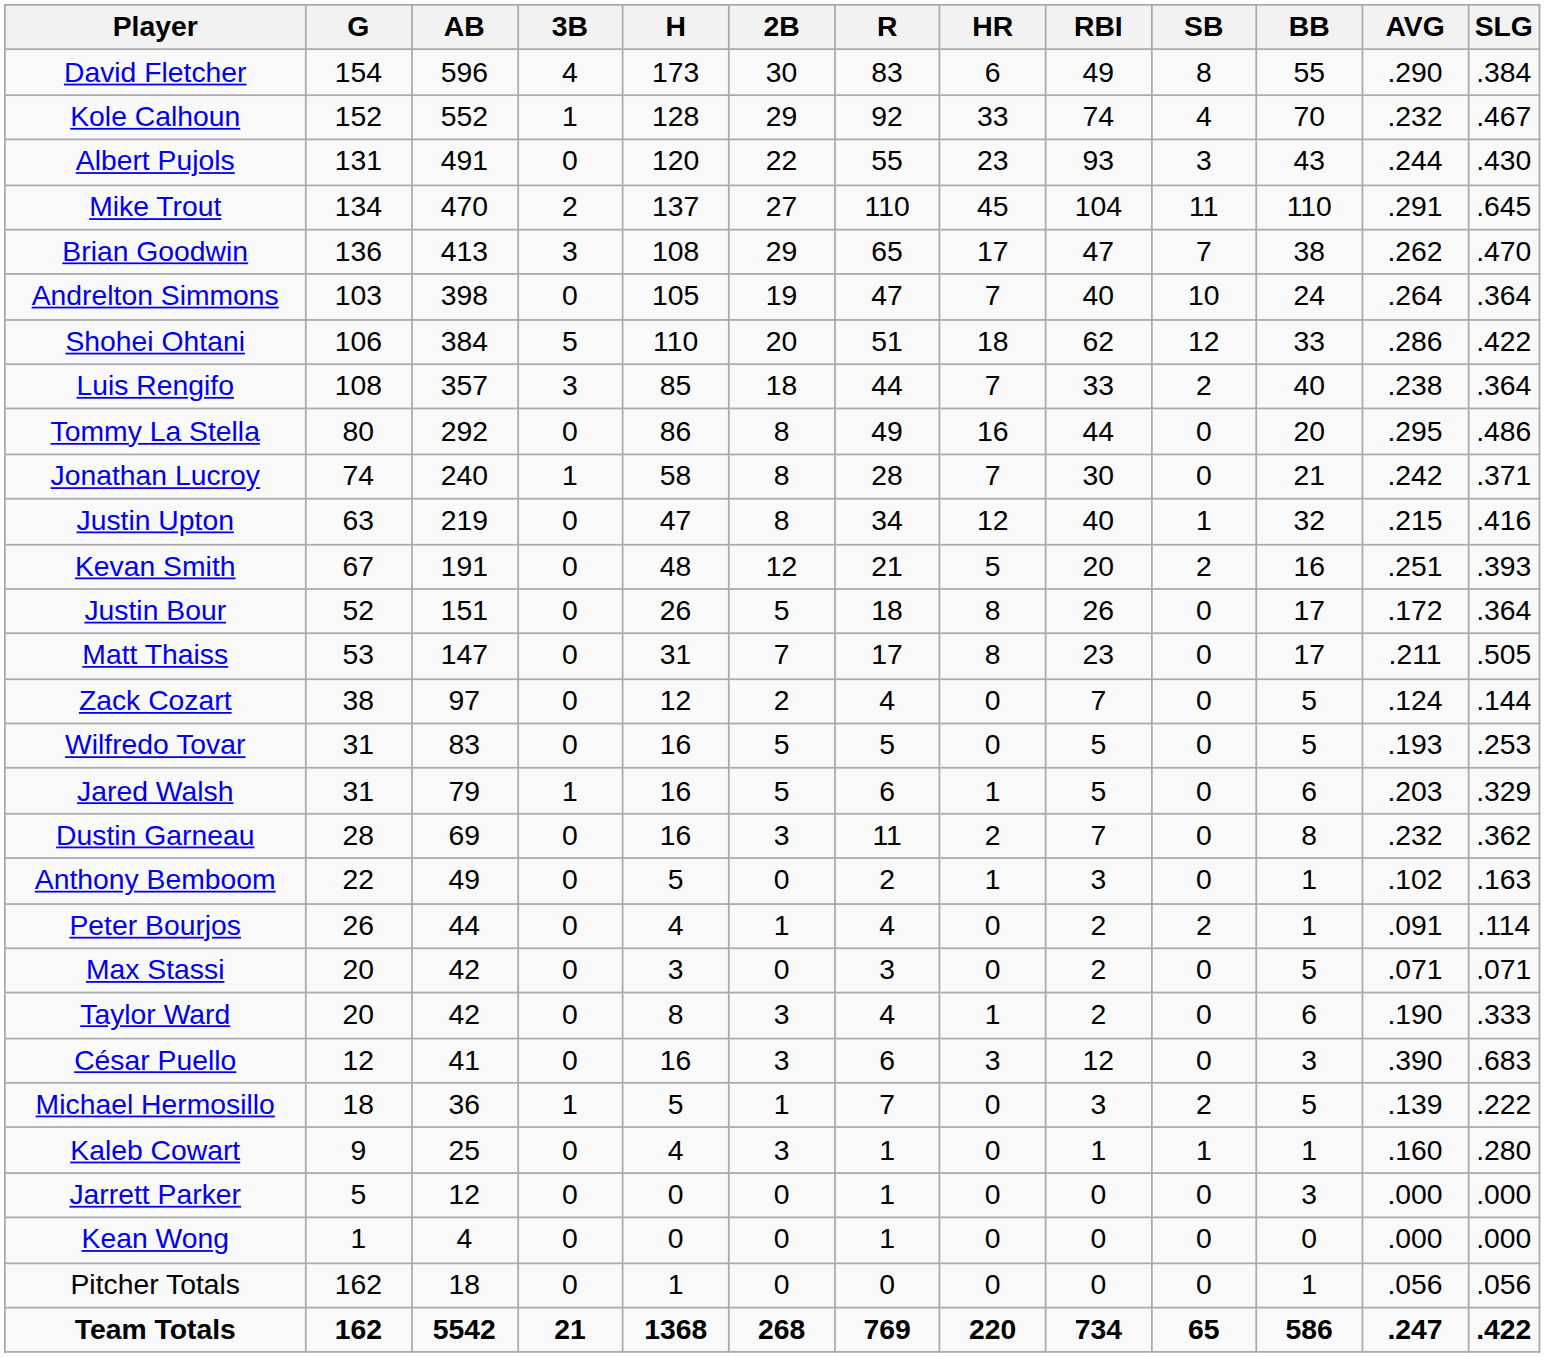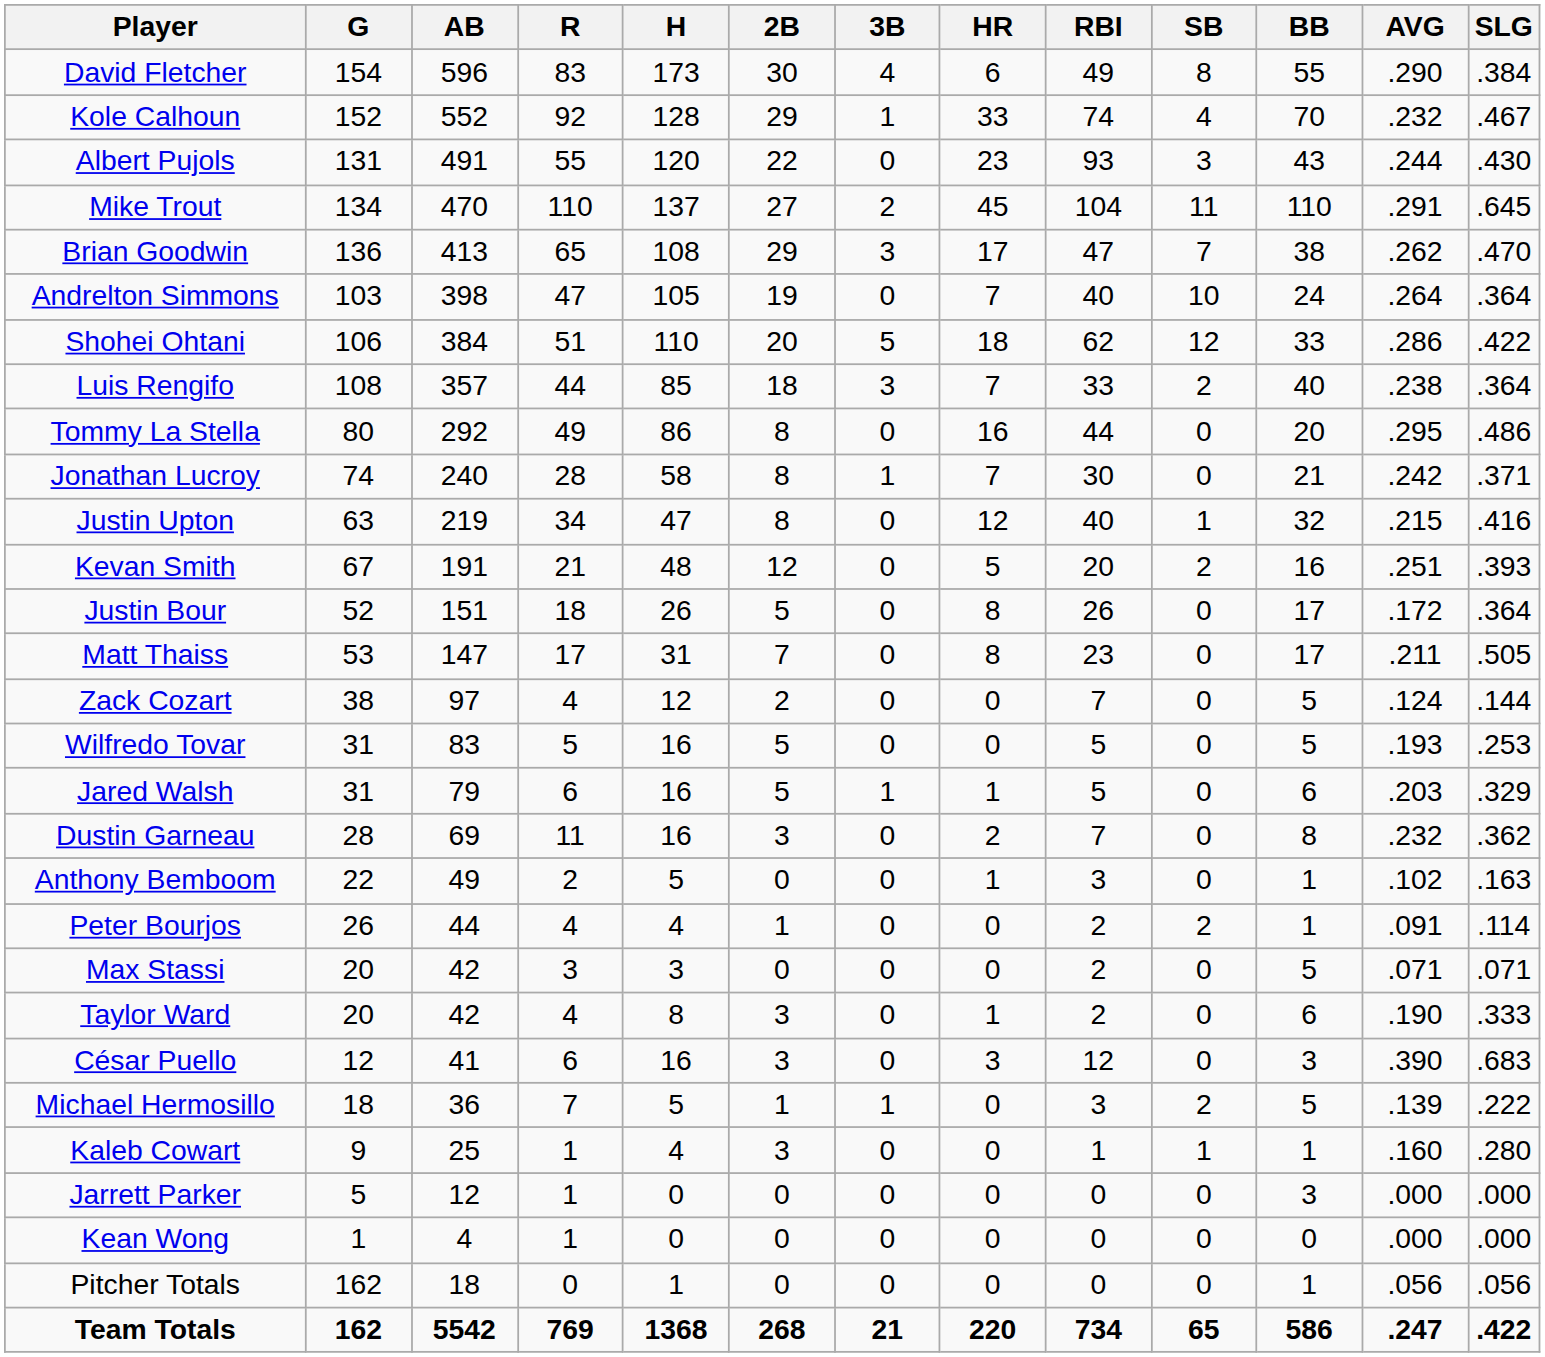columns swapped: (887, 26) <-> (570, 26)
